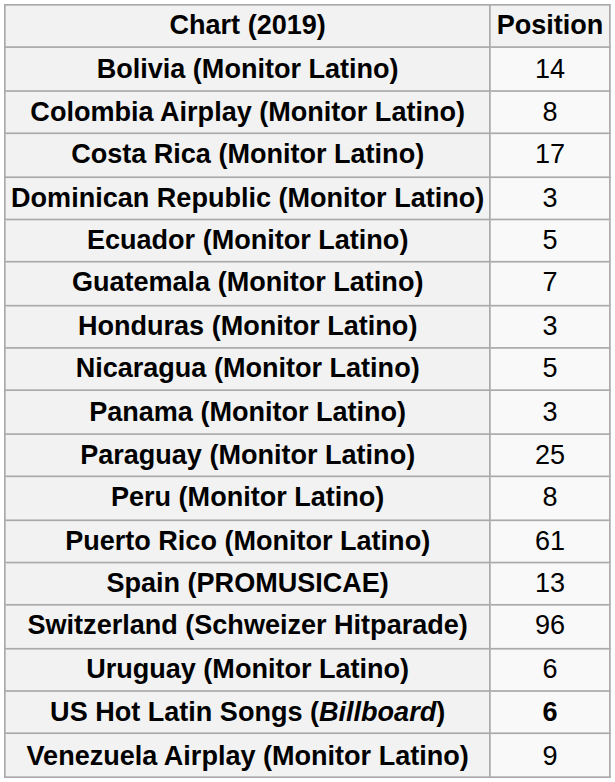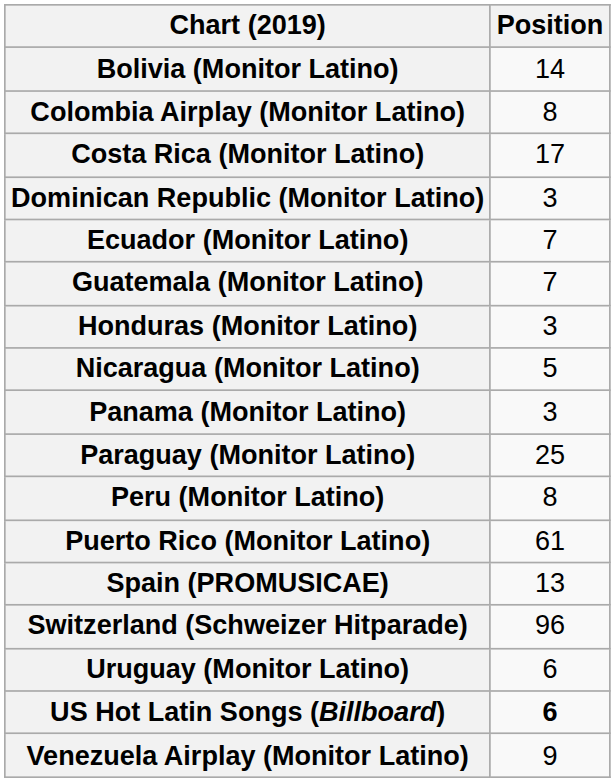(550, 240) 5 -> (550, 240) 7
